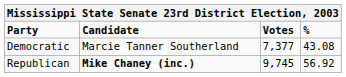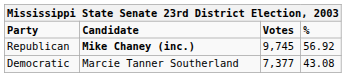rows swapped: (38, 64) <-> (38, 47)
